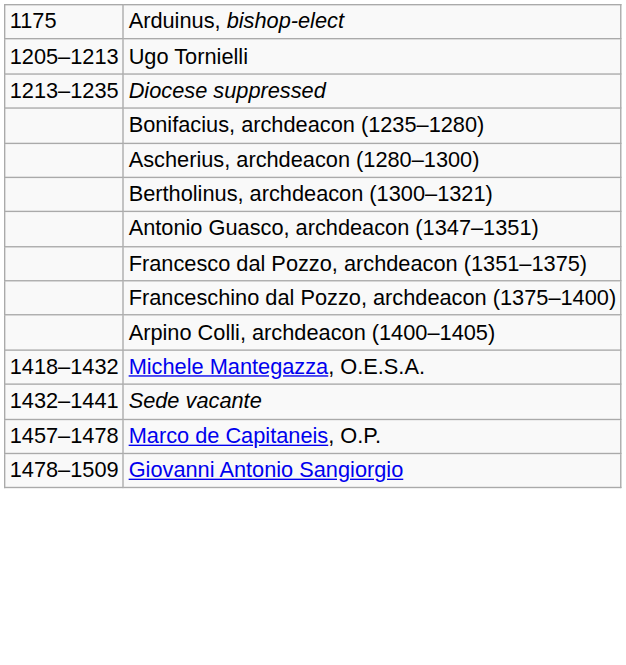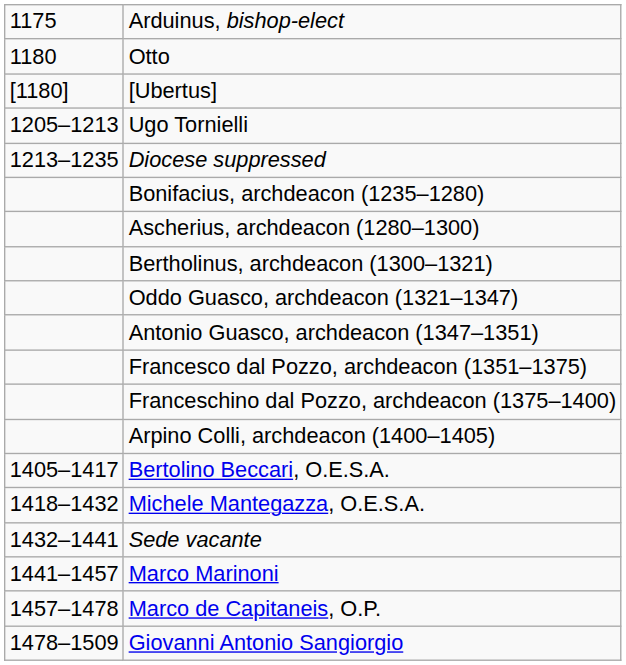+ row: (149, 56)
+ row: (173, 90)
+ row: (323, 297)
+ row: (259, 470)
+ row: (204, 573)
